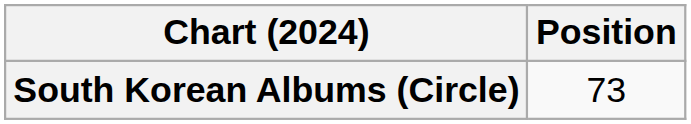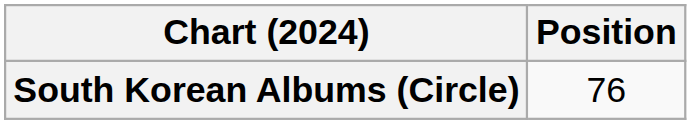(606, 89) 73 -> (606, 89) 76
